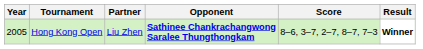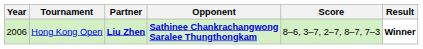(17, 32) 2005 -> (17, 32) 2006
(125, 32) normal -> (126, 32) bold
